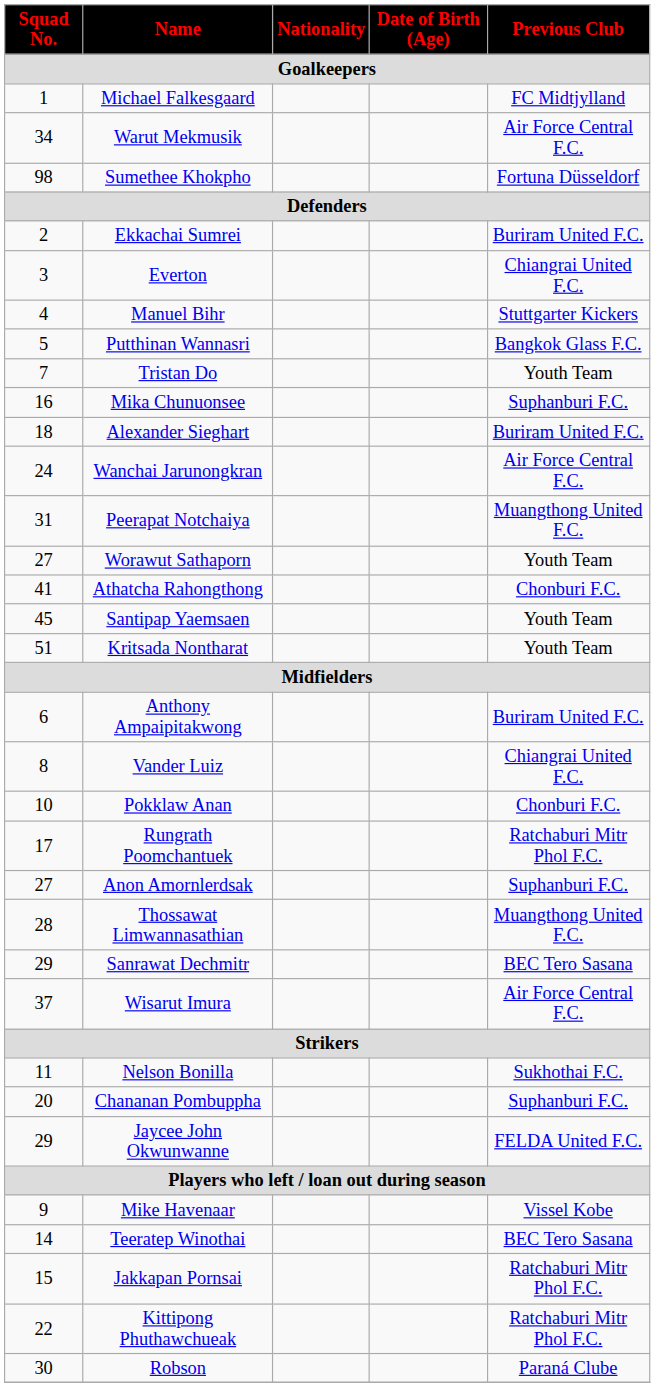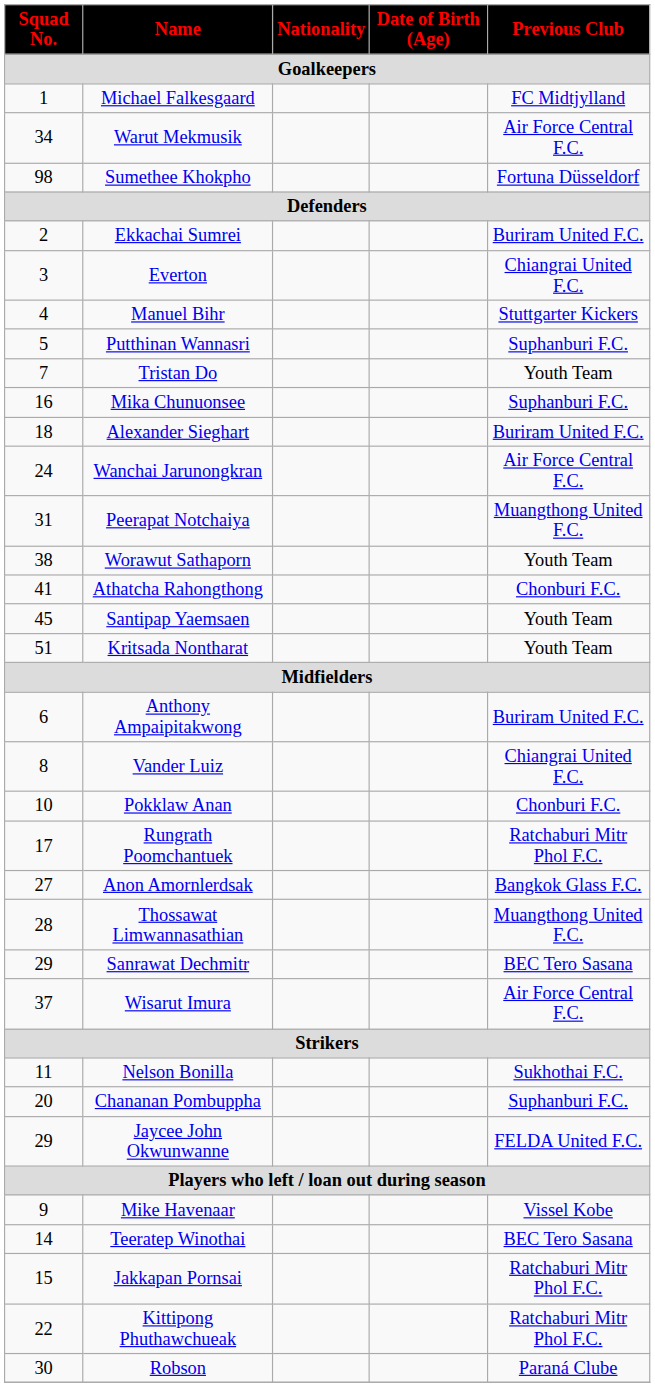(568, 343) Bangkok Glass F.C. -> (568, 343) Suphanburi F.C.
(44, 560) 27 -> (44, 560) 38
(568, 885) Suphanburi F.C. -> (568, 885) Bangkok Glass F.C.
